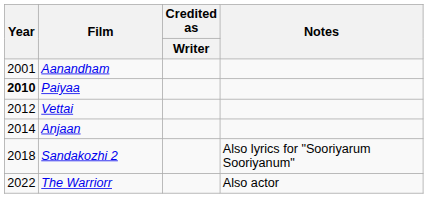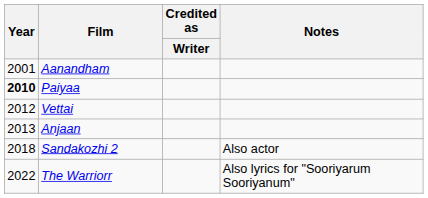(21, 128) 2014 -> (21, 128) 2013
(297, 156) Also lyrics for "Sooriyarum Sooriyanum" -> (251, 149) Also actor
(251, 183) Also actor -> (297, 176) Also lyrics for "Sooriyarum Sooriyanum"
